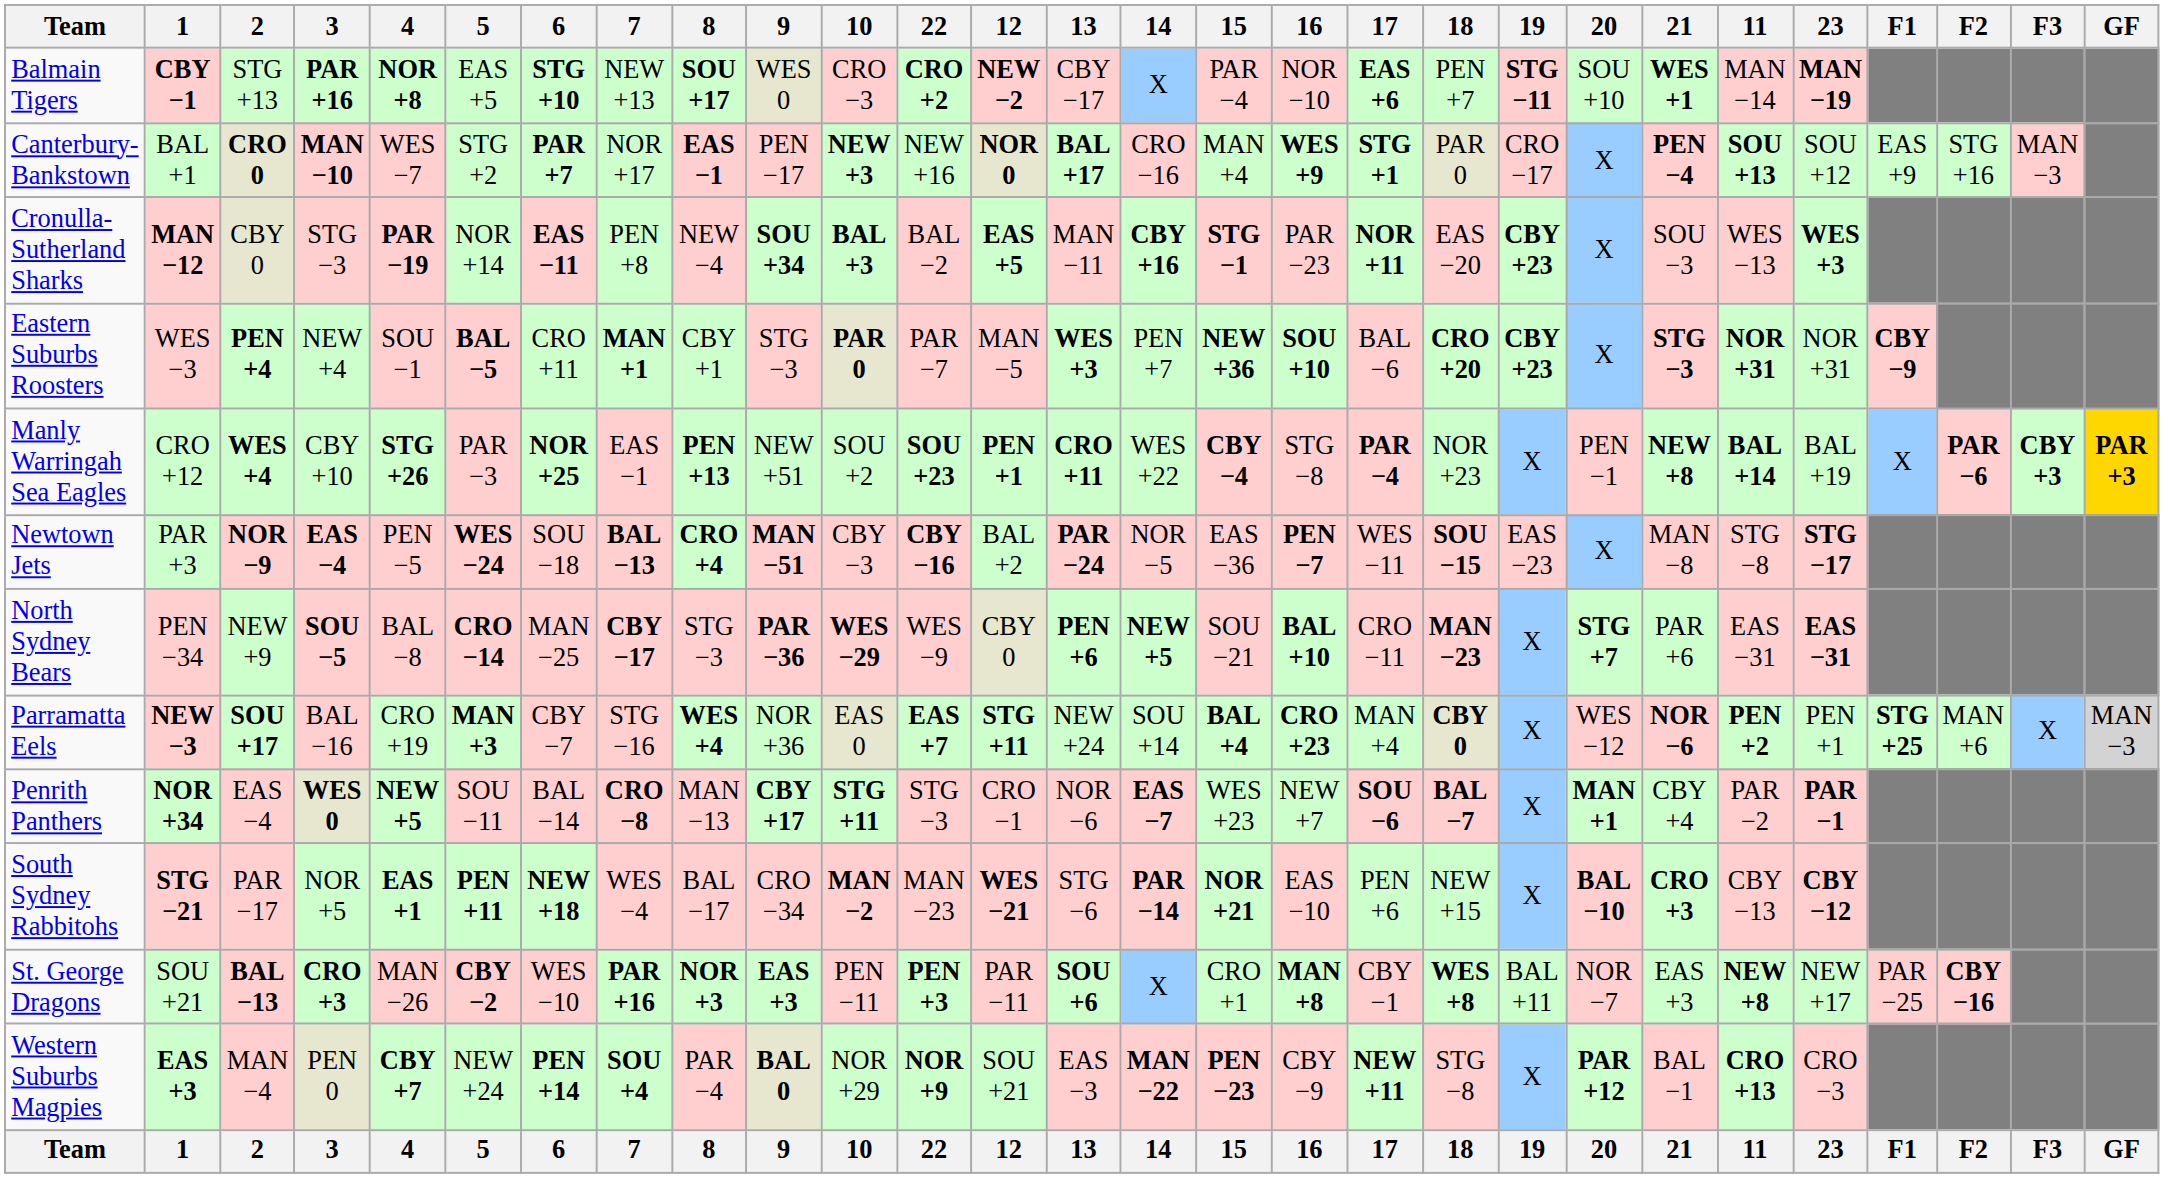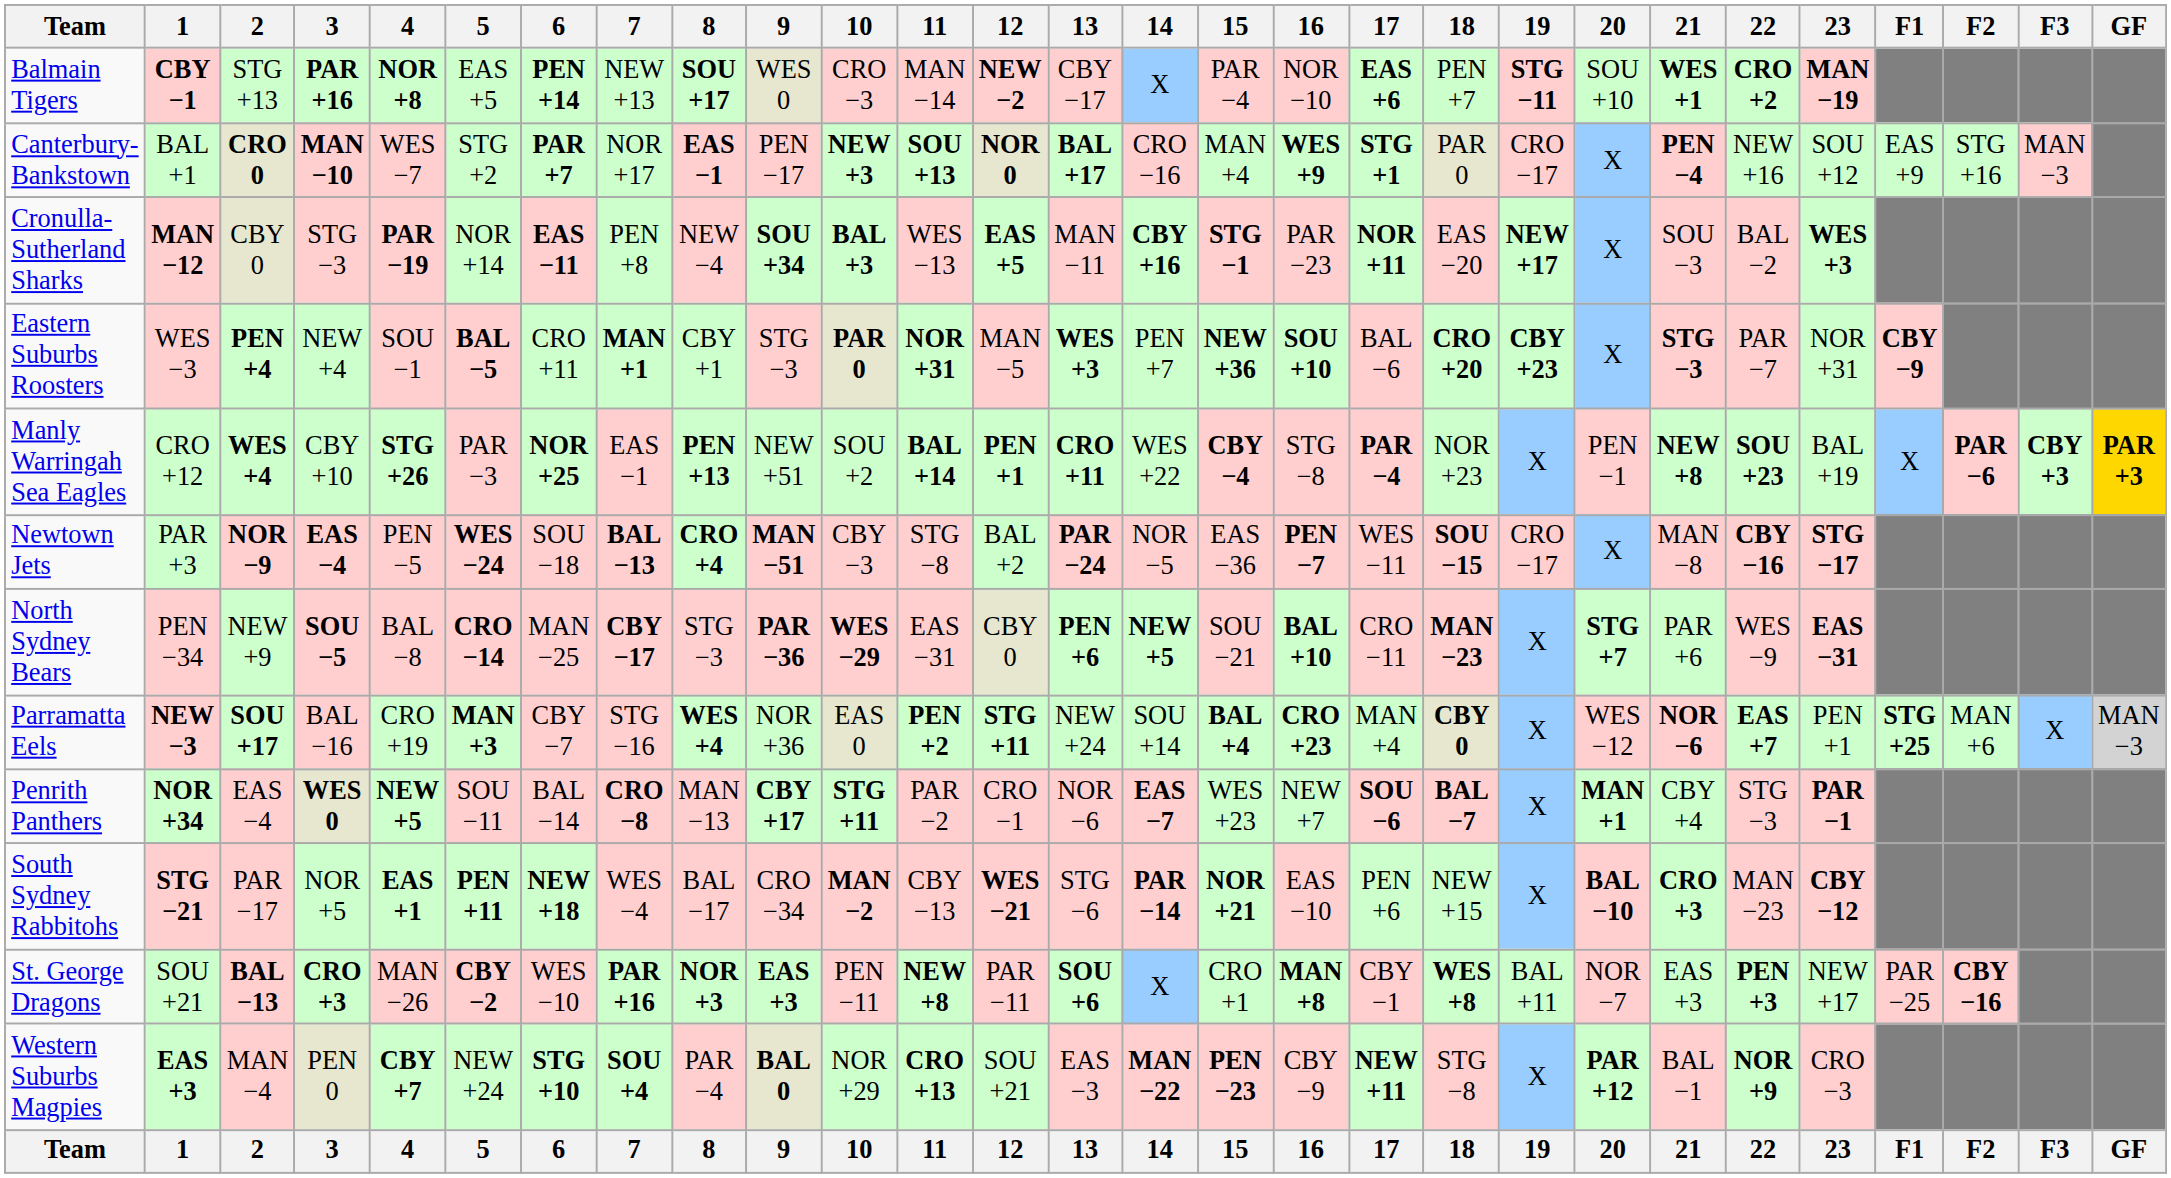columns swapped: (1755, 25) <-> (934, 25)
(559, 84) STG +10 -> (559, 84) PEN +14
(1532, 249) CBY +23 -> (1537, 249) NEW +17
(1532, 550) EAS −23 -> (1537, 550) CRO −17
(559, 1075) PEN +14 -> (559, 1075) STG +10
